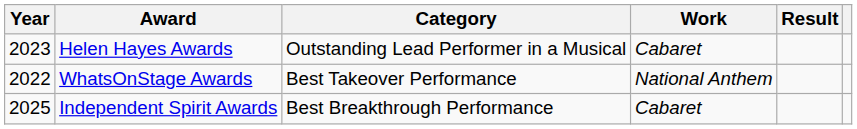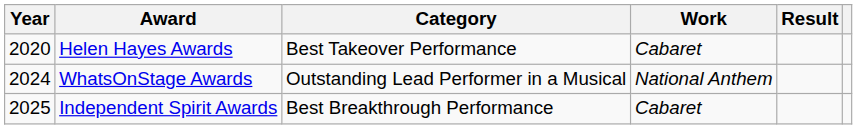(30, 49) 2023 -> (30, 49) 2020
(456, 49) Outstanding Lead Performer in a Musical -> (401, 49) Best Takeover Performance
(30, 78) 2022 -> (30, 78) 2024
(401, 78) Best Takeover Performance -> (456, 78) Outstanding Lead Performer in a Musical
